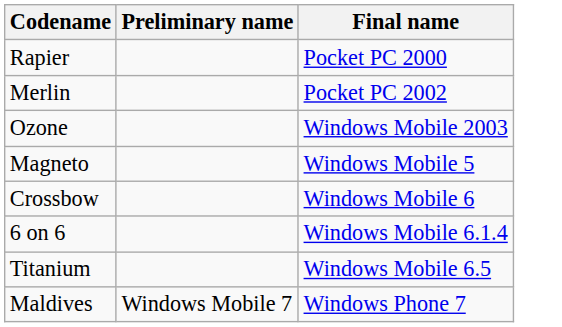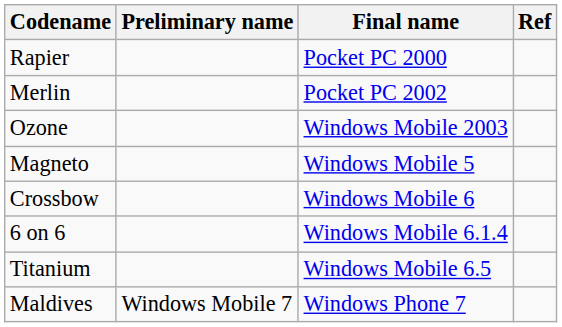+ column: (535, 22)
